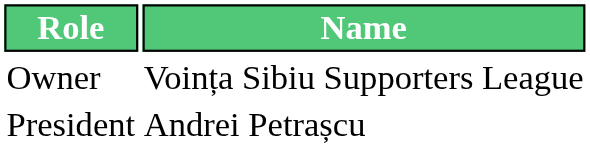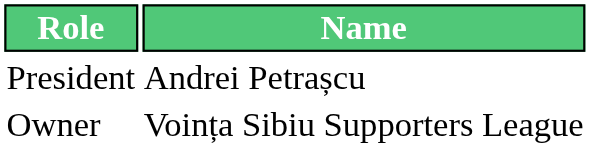rows swapped: (54, 77) <-> (71, 124)
